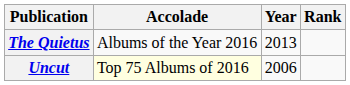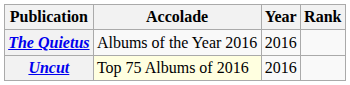(281, 42) 2013 -> (281, 42) 2016
(281, 67) 2006 -> (281, 67) 2016
